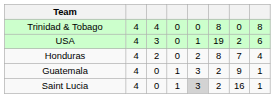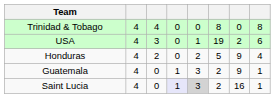(219, 56) 8 -> (219, 56) 5
(239, 56) 7 -> (239, 56) 9
(177, 86) no background -> (177, 86) lavender background
